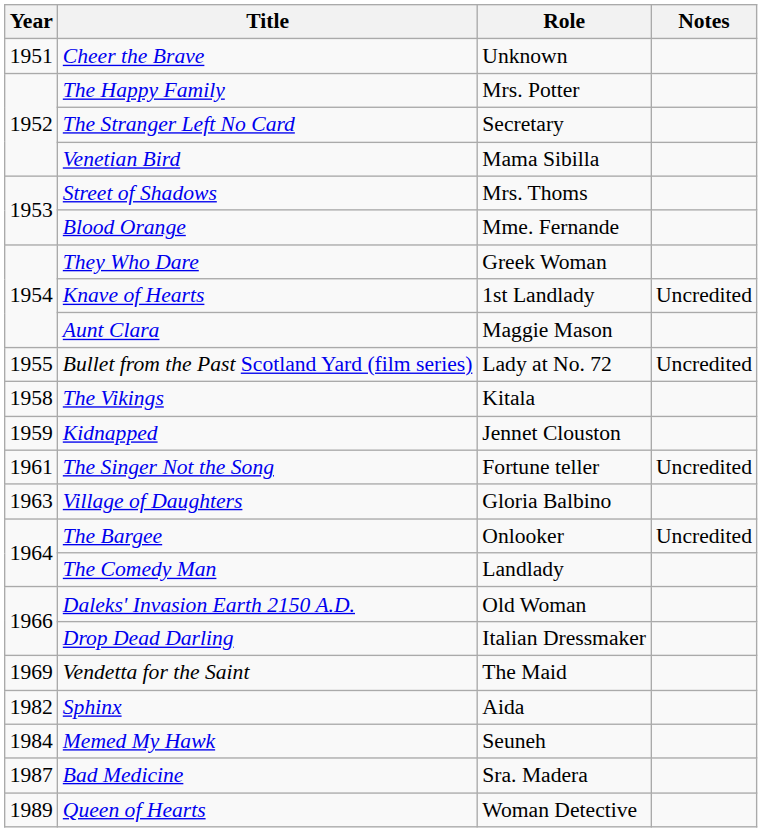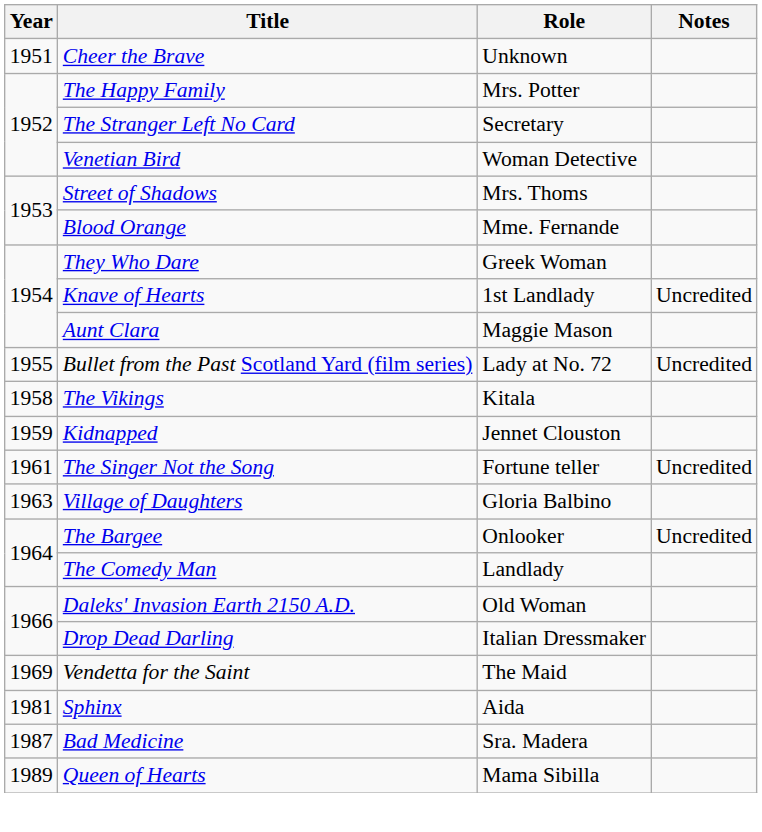(541, 158) Mama Sibilla -> (560, 158) Woman Detective
(31, 706) 1982 -> (31, 706) 1981
- row: (139, 741)
(560, 809) Woman Detective -> (541, 775) Mama Sibilla
